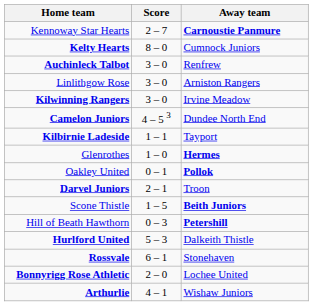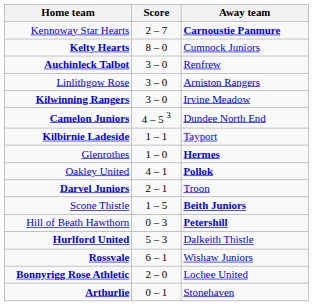(156, 171) 0 – 1 -> (156, 171) 4 – 1
(209, 257) Stonehaven -> (218, 257) Wishaw Juniors
(156, 292) 4 – 1 -> (156, 292) 0 – 1
(218, 292) Wishaw Juniors -> (209, 292) Stonehaven
